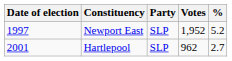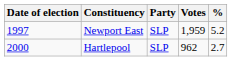(193, 30) 1,952 -> (193, 30) 1,959
(18, 47) 2001 -> (18, 47) 2000
